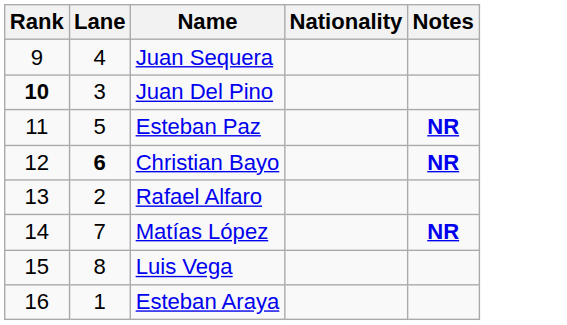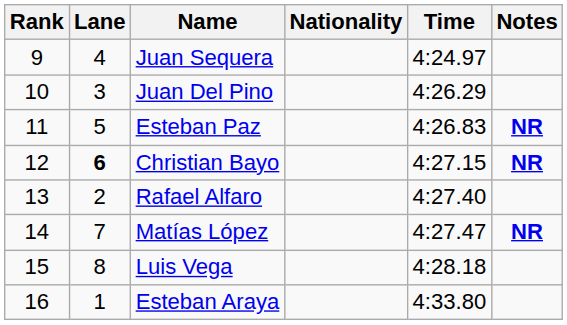+ column: (449, 22)
(37, 92) bold -> (37, 92) normal
